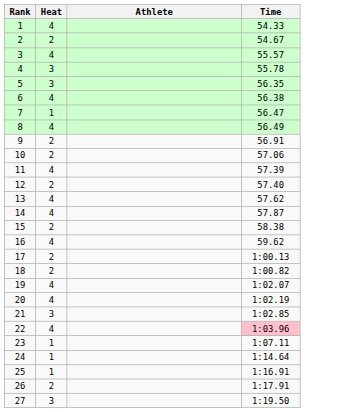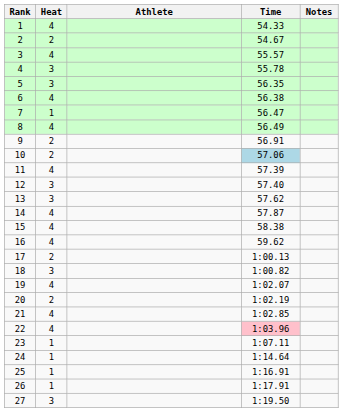+ column: (319, 12)
(271, 156) no background -> (271, 156) lightblue background
(51, 184) 2 -> (51, 184) 3
(51, 199) 4 -> (51, 199) 3
(51, 228) 2 -> (51, 228) 4
(51, 271) 2 -> (51, 271) 3
(51, 300) 4 -> (51, 300) 2
(51, 314) 3 -> (51, 314) 4
(51, 386) 2 -> (51, 386) 1
